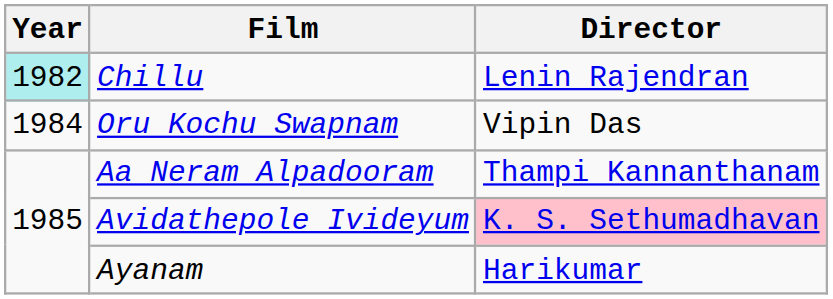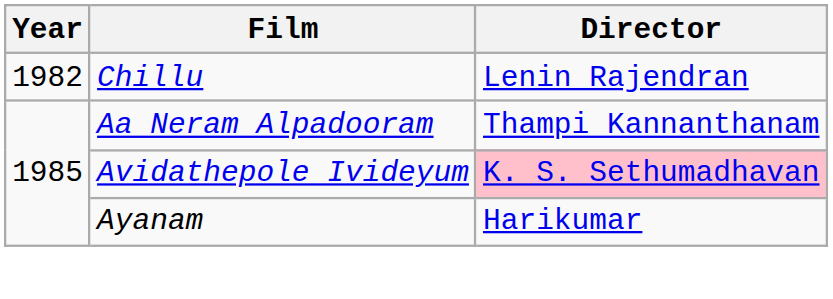(48, 77) paleturquoise background -> (48, 77) no background
- row: (248, 125)
